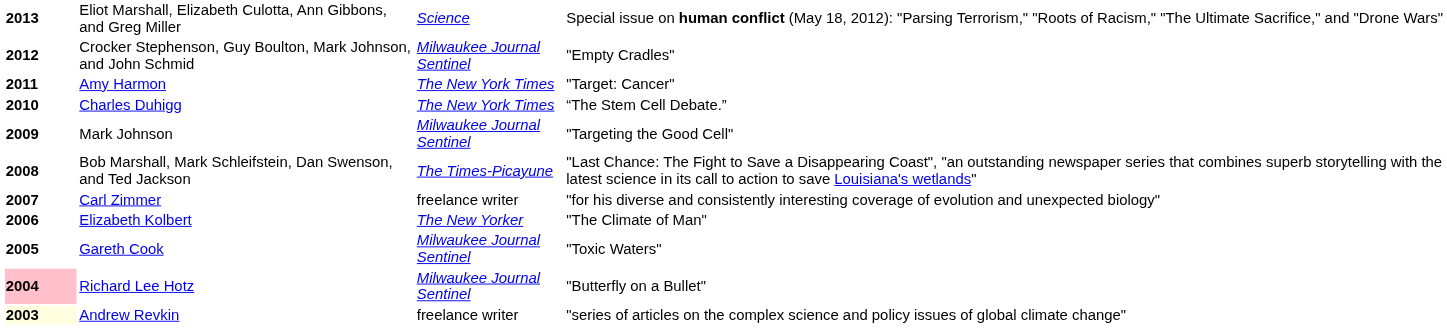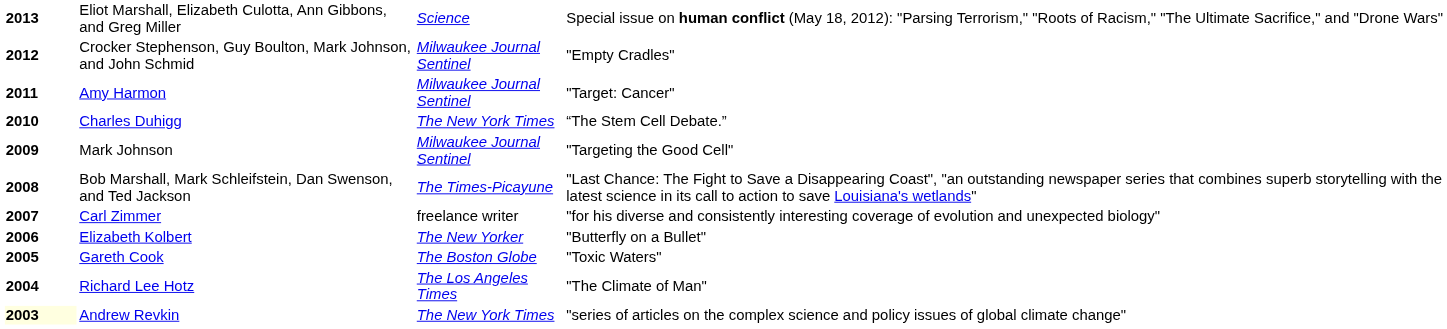(486, 84) The New York Times -> (478, 92) Milwaukee Journal Sentinel
(637, 220) "The Climate of Man" -> (636, 237) "Butterfly on a Bullet"
(478, 249) Milwaukee Journal Sentinel -> (477, 257) The Boston Globe
(22, 286) pink background -> (22, 286) no background
(478, 286) Milwaukee Journal Sentinel -> (472, 286) The Los Angeles Times
(636, 286) "Butterfly on a Bullet" -> (637, 286) "The Climate of Man"
(468, 315) freelance writer -> (486, 315) The New York Times
